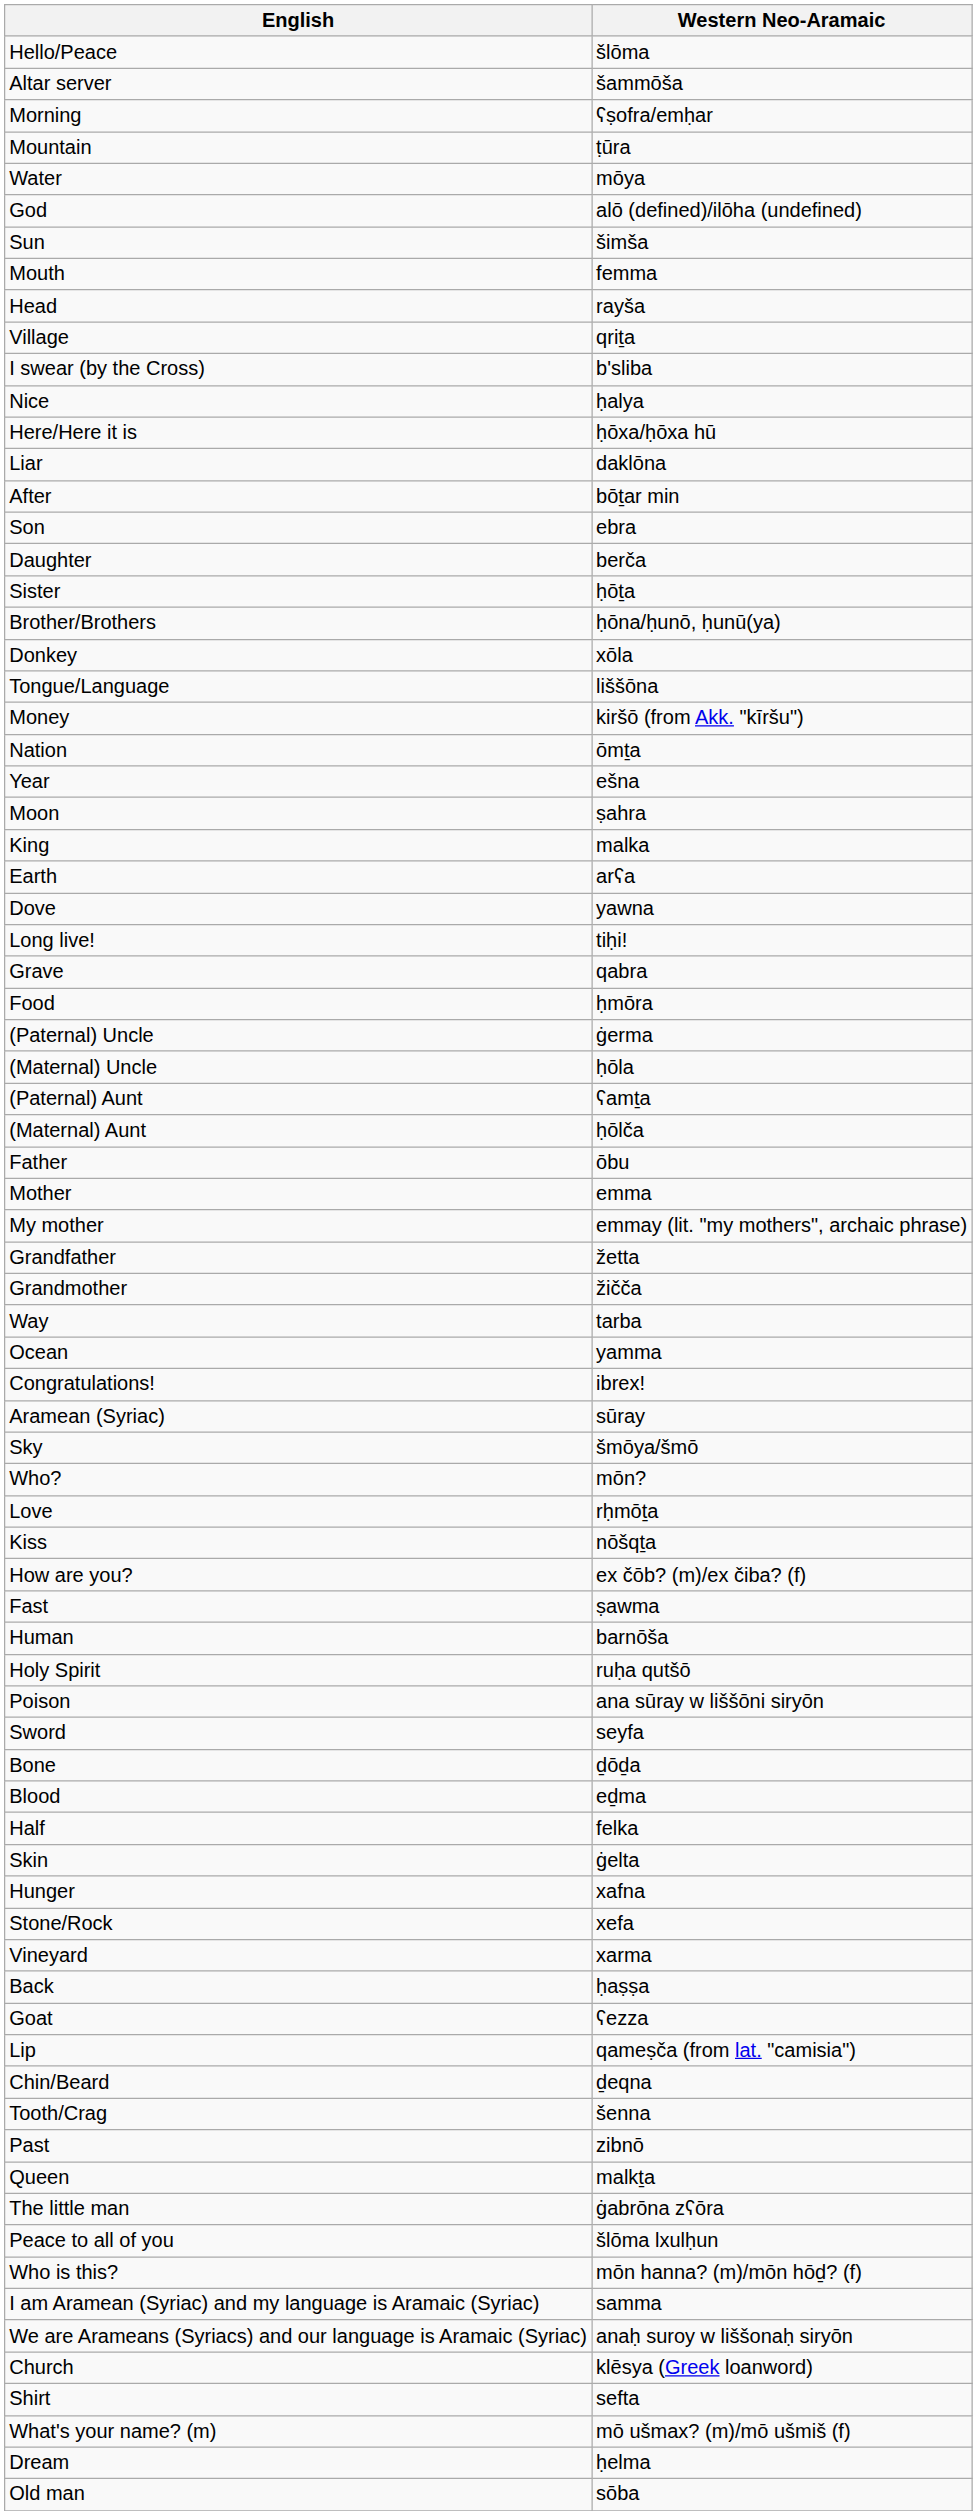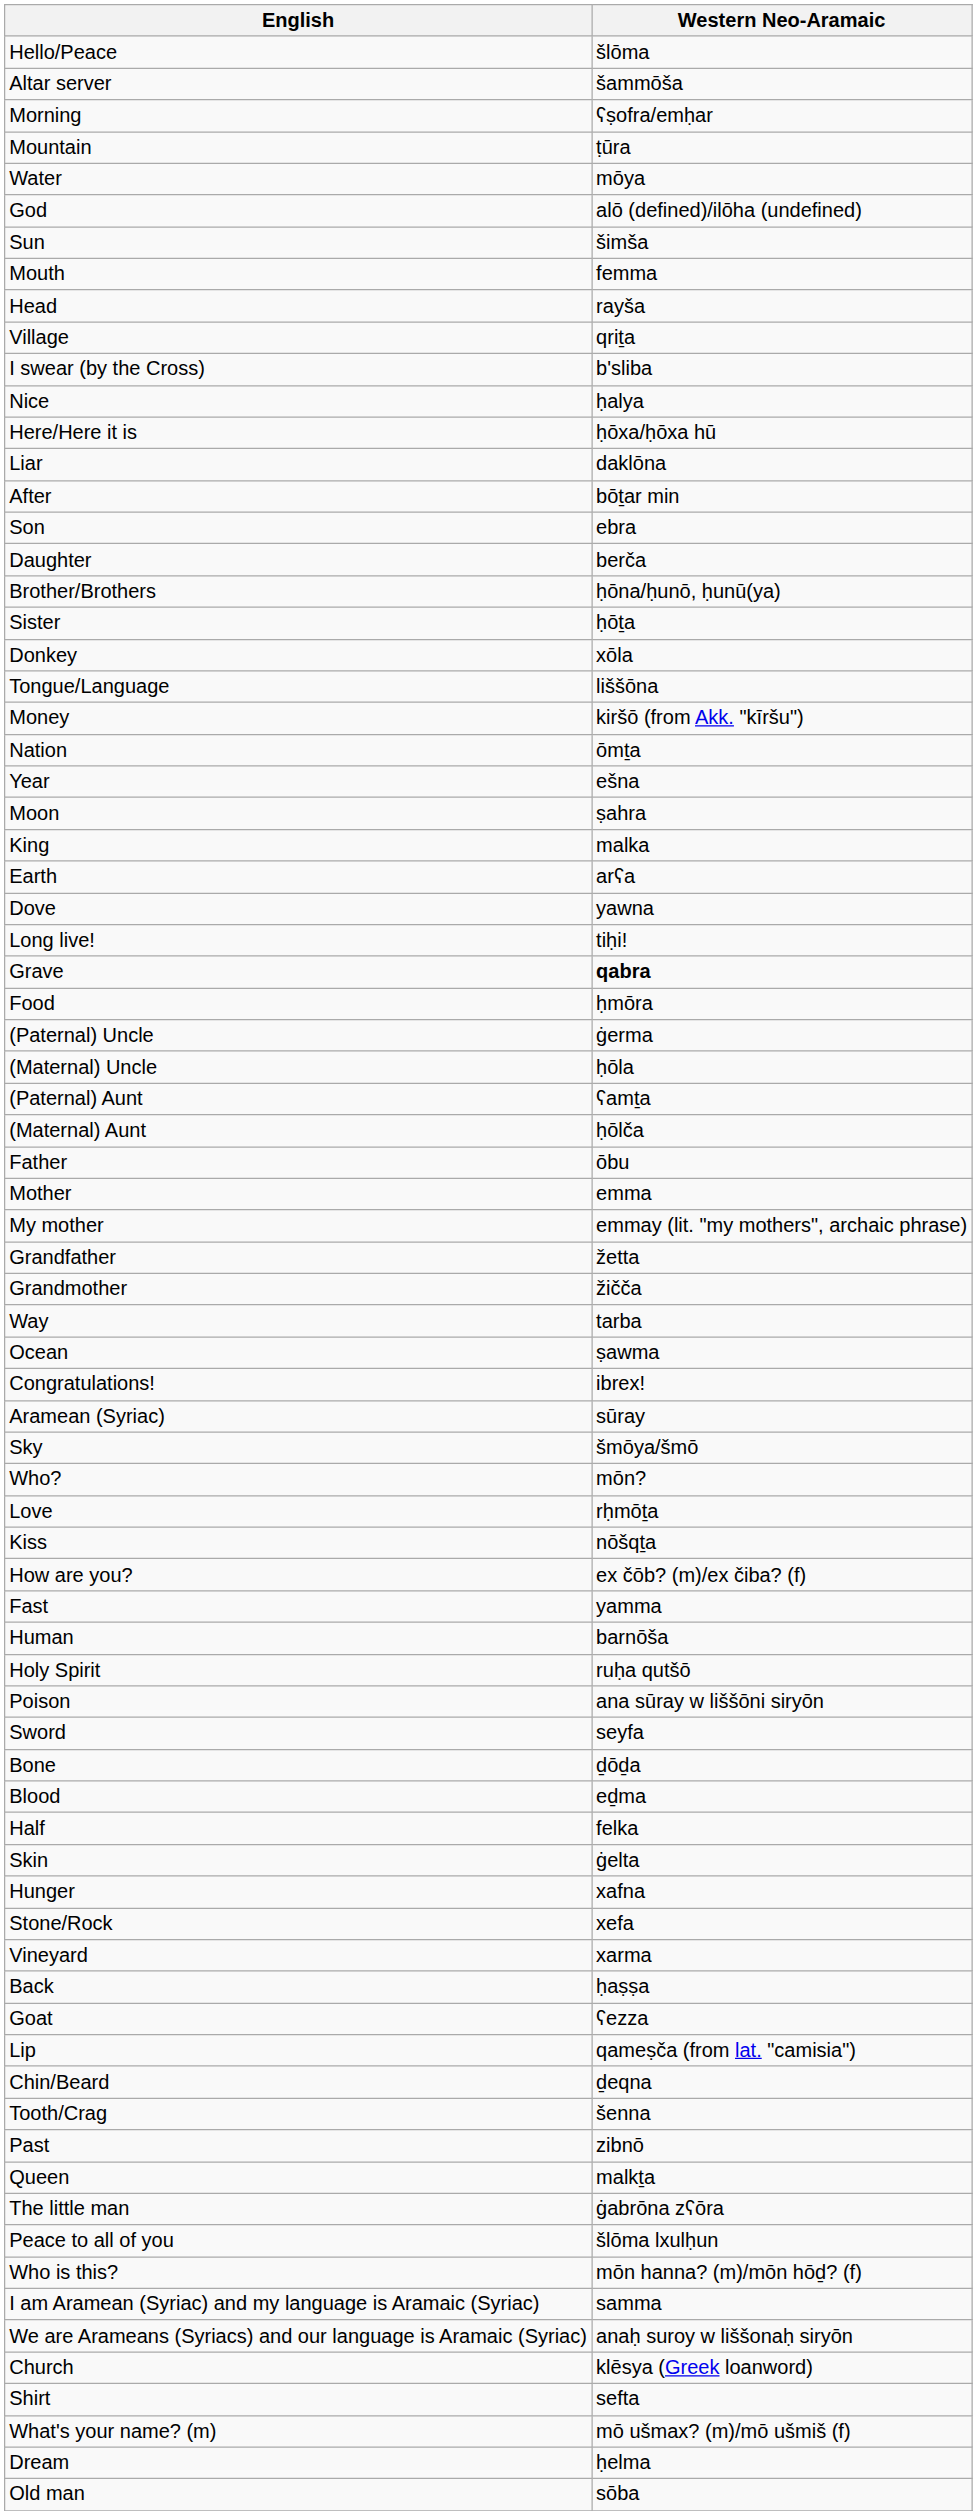rows swapped: (83, 623) <-> (35, 591)
(622, 971) normal -> (623, 971) bold
(629, 1352) yamma -> (628, 1352) ṣawma
(628, 1606) ṣawma -> (629, 1606) yamma
